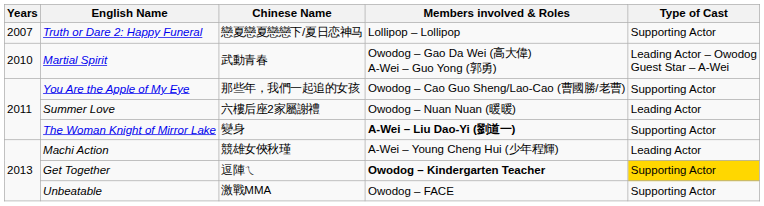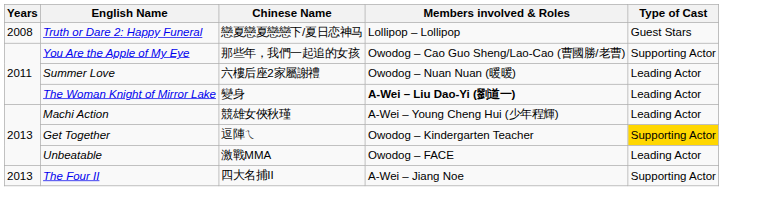(20, 32) 2007 -> (20, 32) 2008
(673, 32) Supporting Actor -> (661, 32) Guest Stars
- row: (75, 60)
(673, 129) Supporting Actor -> (666, 94) Leading Actor
(457, 170) bold -> (451, 135) normal
(673, 191) Supporting Actor -> (666, 155) Leading Actor
+ row: (71, 175)
